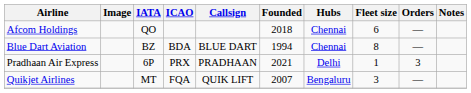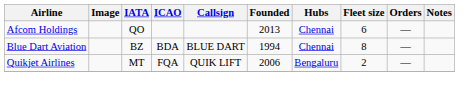(282, 29) 2018 -> (270, 29) 2013
- row: (53, 63)
(282, 79) 2007 -> (270, 63) 2006
(376, 79) 3 -> (364, 63) 2
